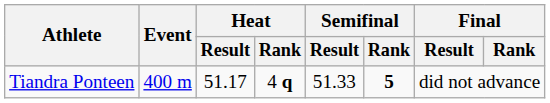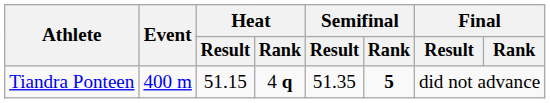(225, 82) 51.17 -> (225, 82) 51.15
(334, 82) 51.33 -> (334, 82) 51.35
